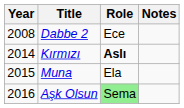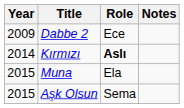(21, 34) 2008 -> (21, 34) 2009
(21, 93) 2016 -> (21, 93) 2015
(120, 93) lightgreen background -> (120, 93) no background
